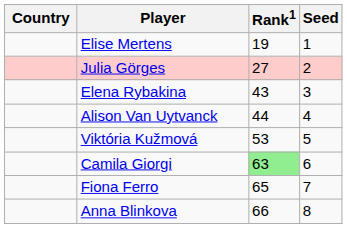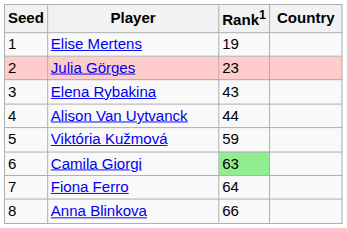columns swapped: (41, 18) <-> (321, 18)
(260, 68) 27 -> (231, 68) 23
(260, 139) 53 -> (231, 139) 59
(260, 187) 65 -> (231, 187) 64
